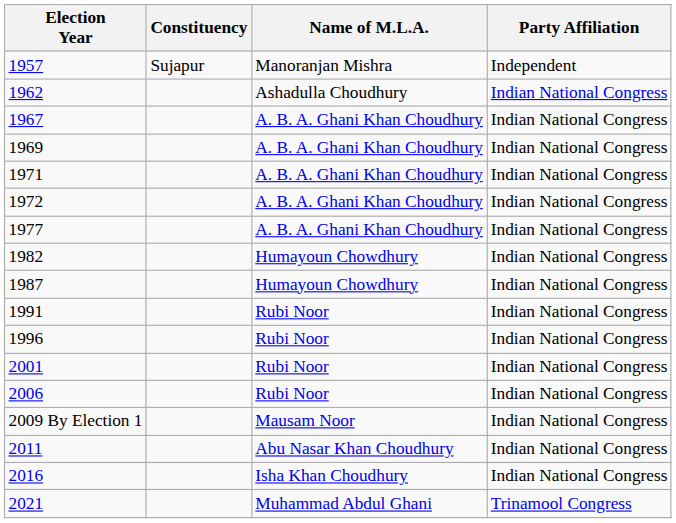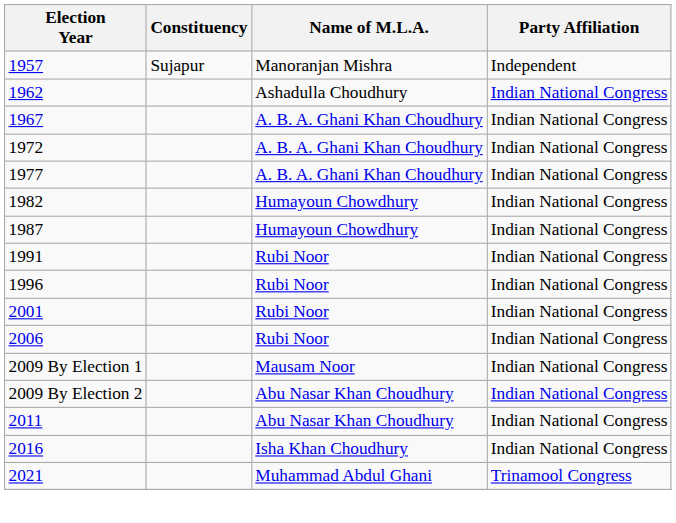- row: (26, 147)
- row: (26, 174)
+ row: (75, 393)
